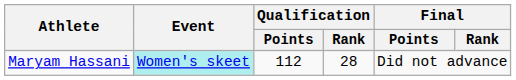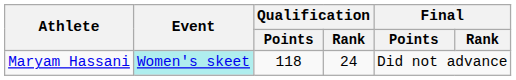(289, 62) 112 -> (289, 62) 118
(349, 62) 28 -> (349, 62) 24
